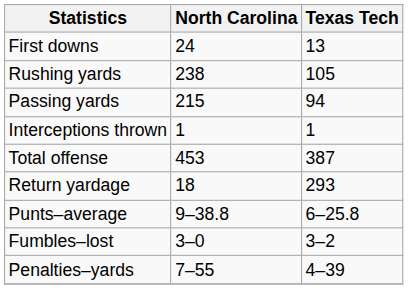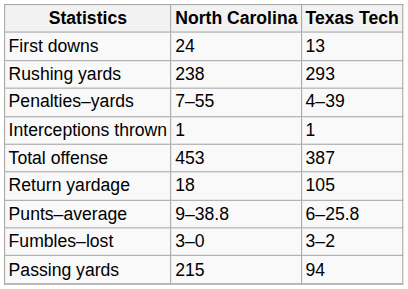(320, 74) 105 -> (320, 74) 293
rows swapped: (64, 102) <-> (71, 269)
(320, 185) 293 -> (320, 185) 105
